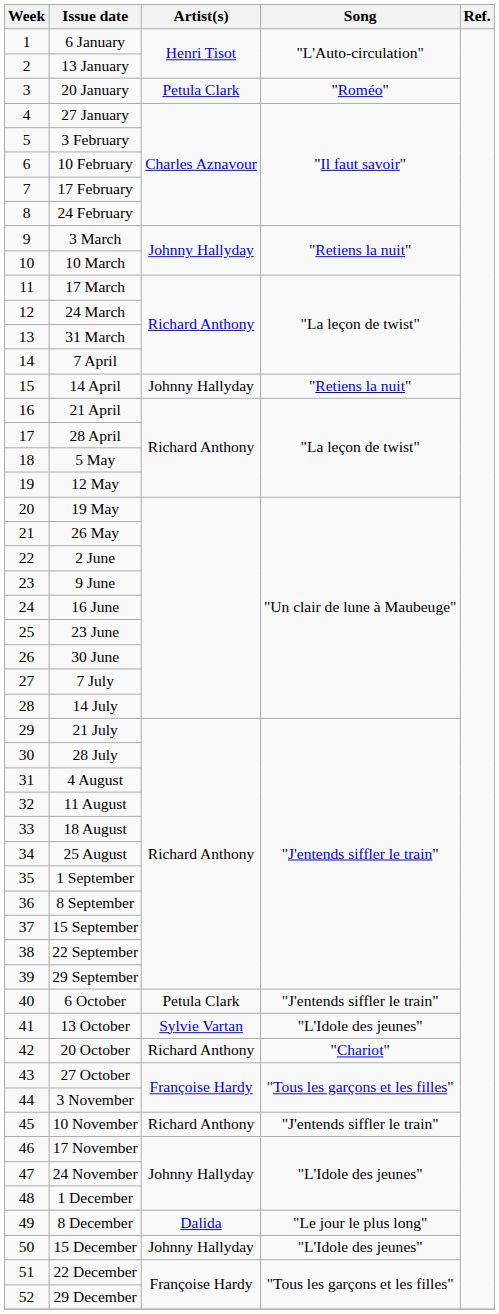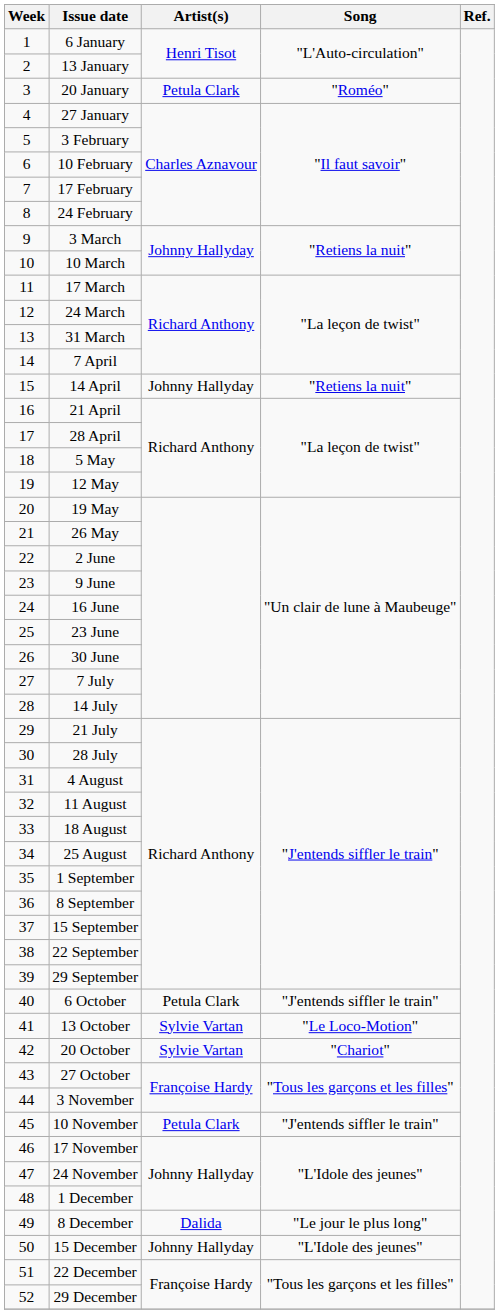(360, 1025) "L'Idole des jeunes" -> (360, 1025) "Le Loco-Motion"
(201, 1050) Richard Anthony -> (201, 1050) Sylvie Vartan
(201, 1124) Richard Anthony -> (201, 1124) Petula Clark
